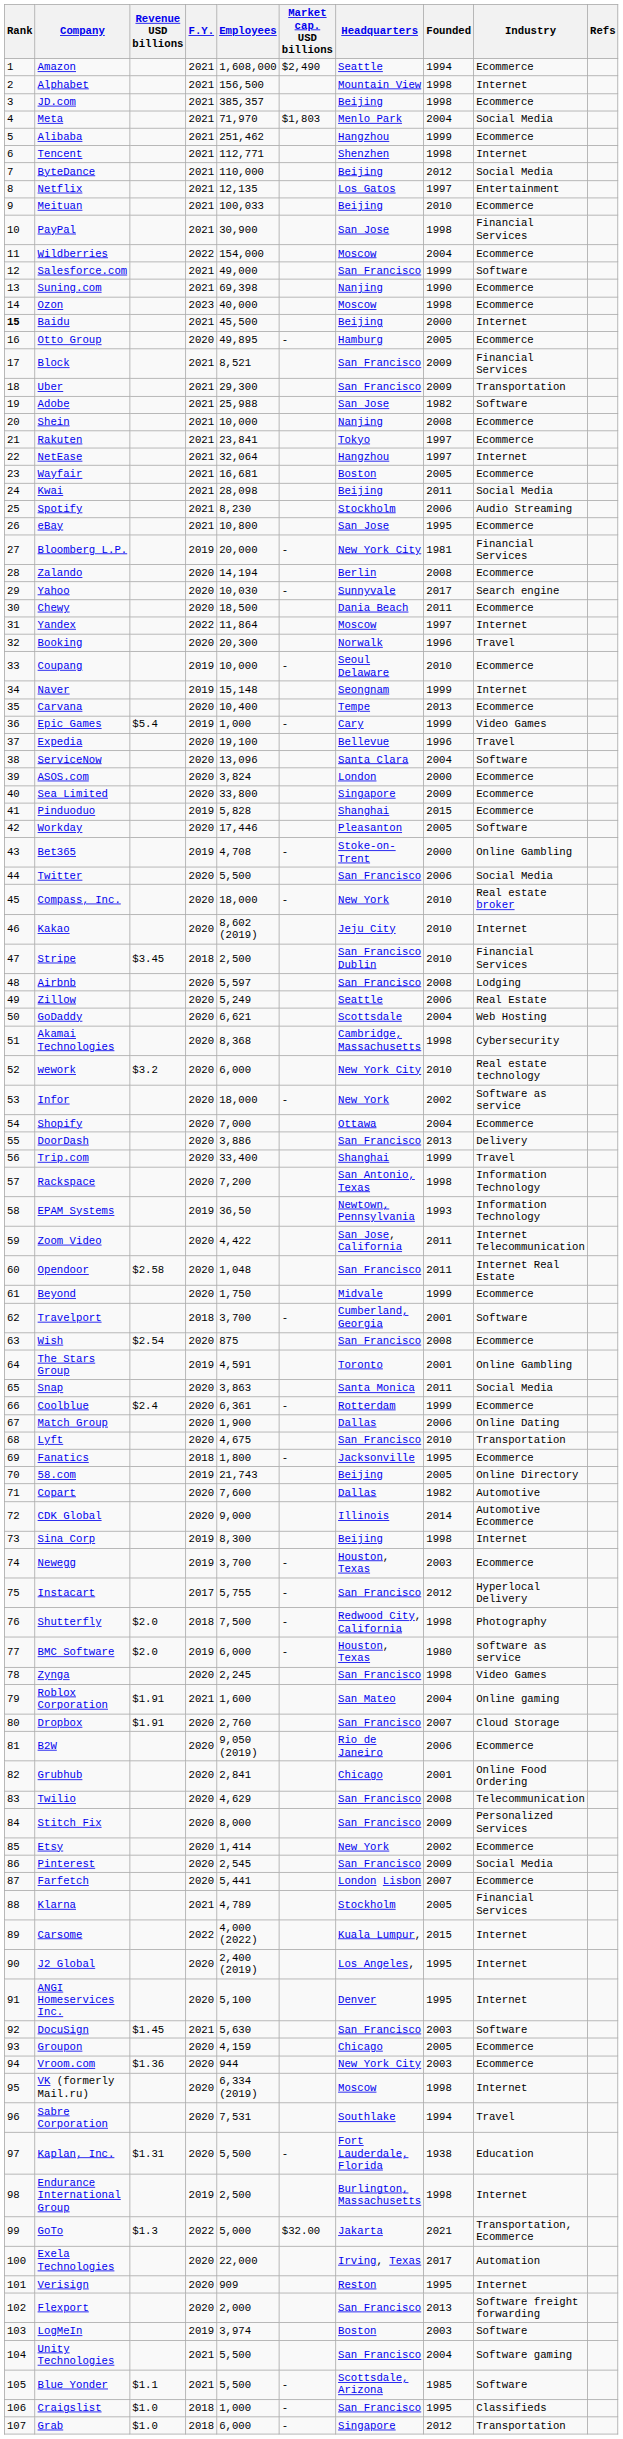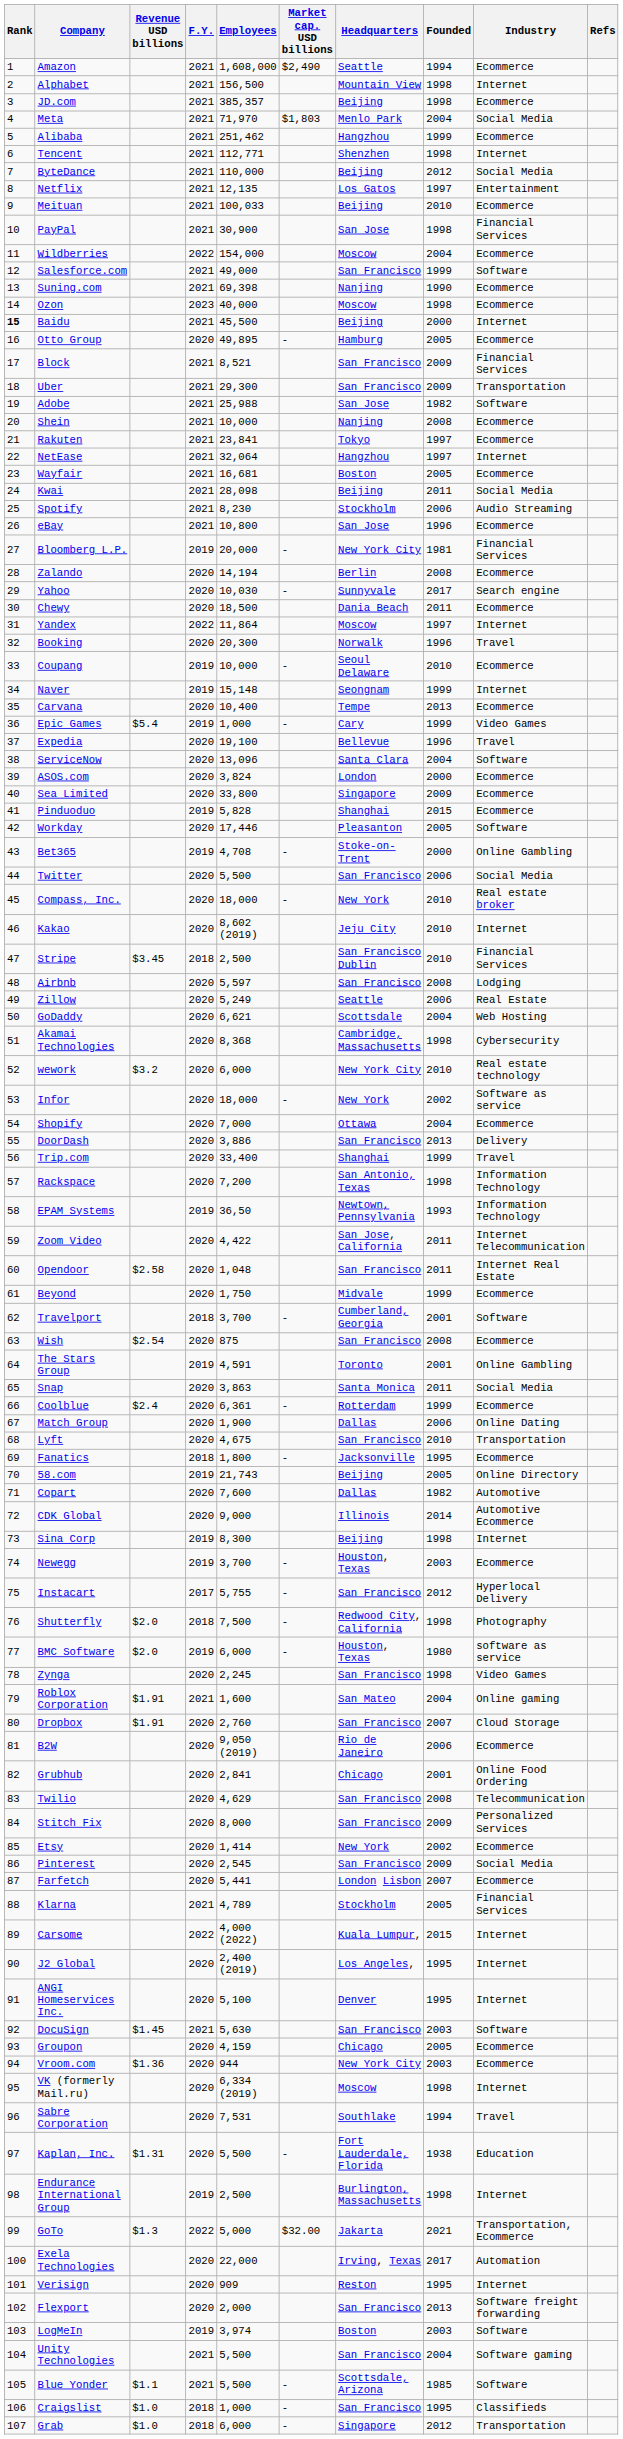(439, 526) 1995 -> (439, 526) 1996
